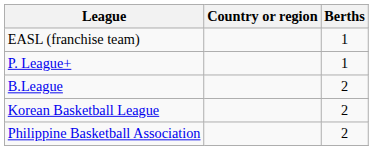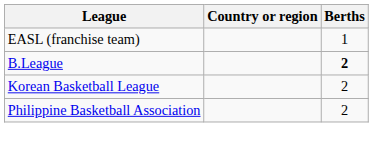- row: (40, 63)
(345, 87) normal -> (345, 63) bold
